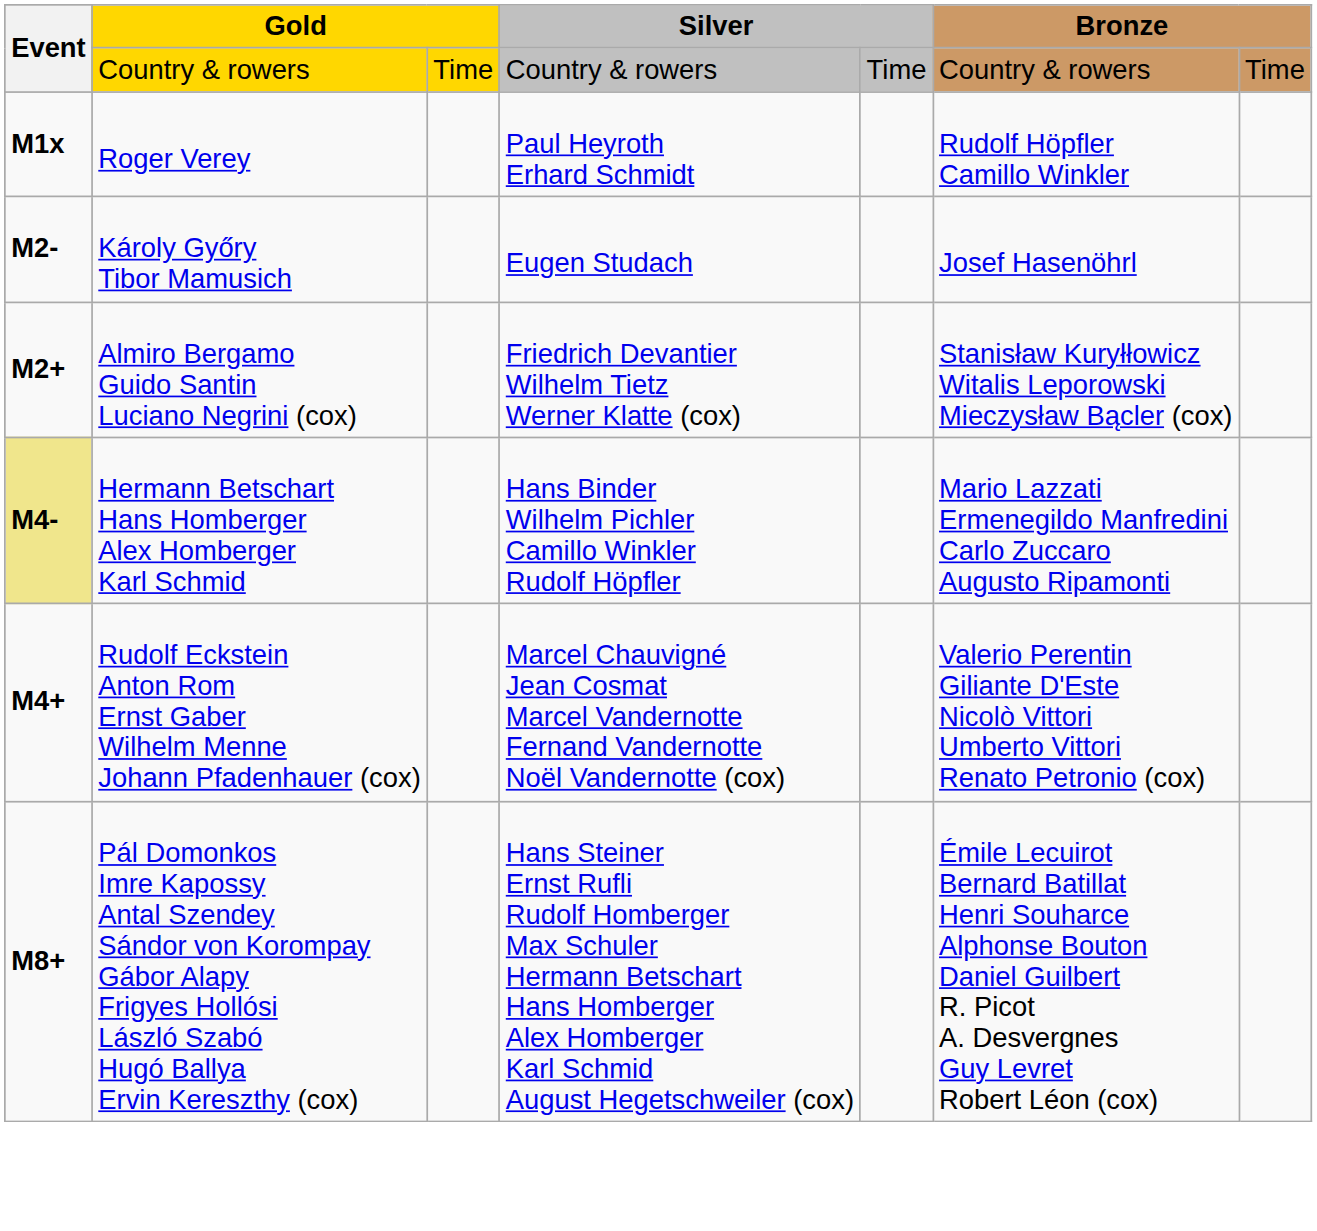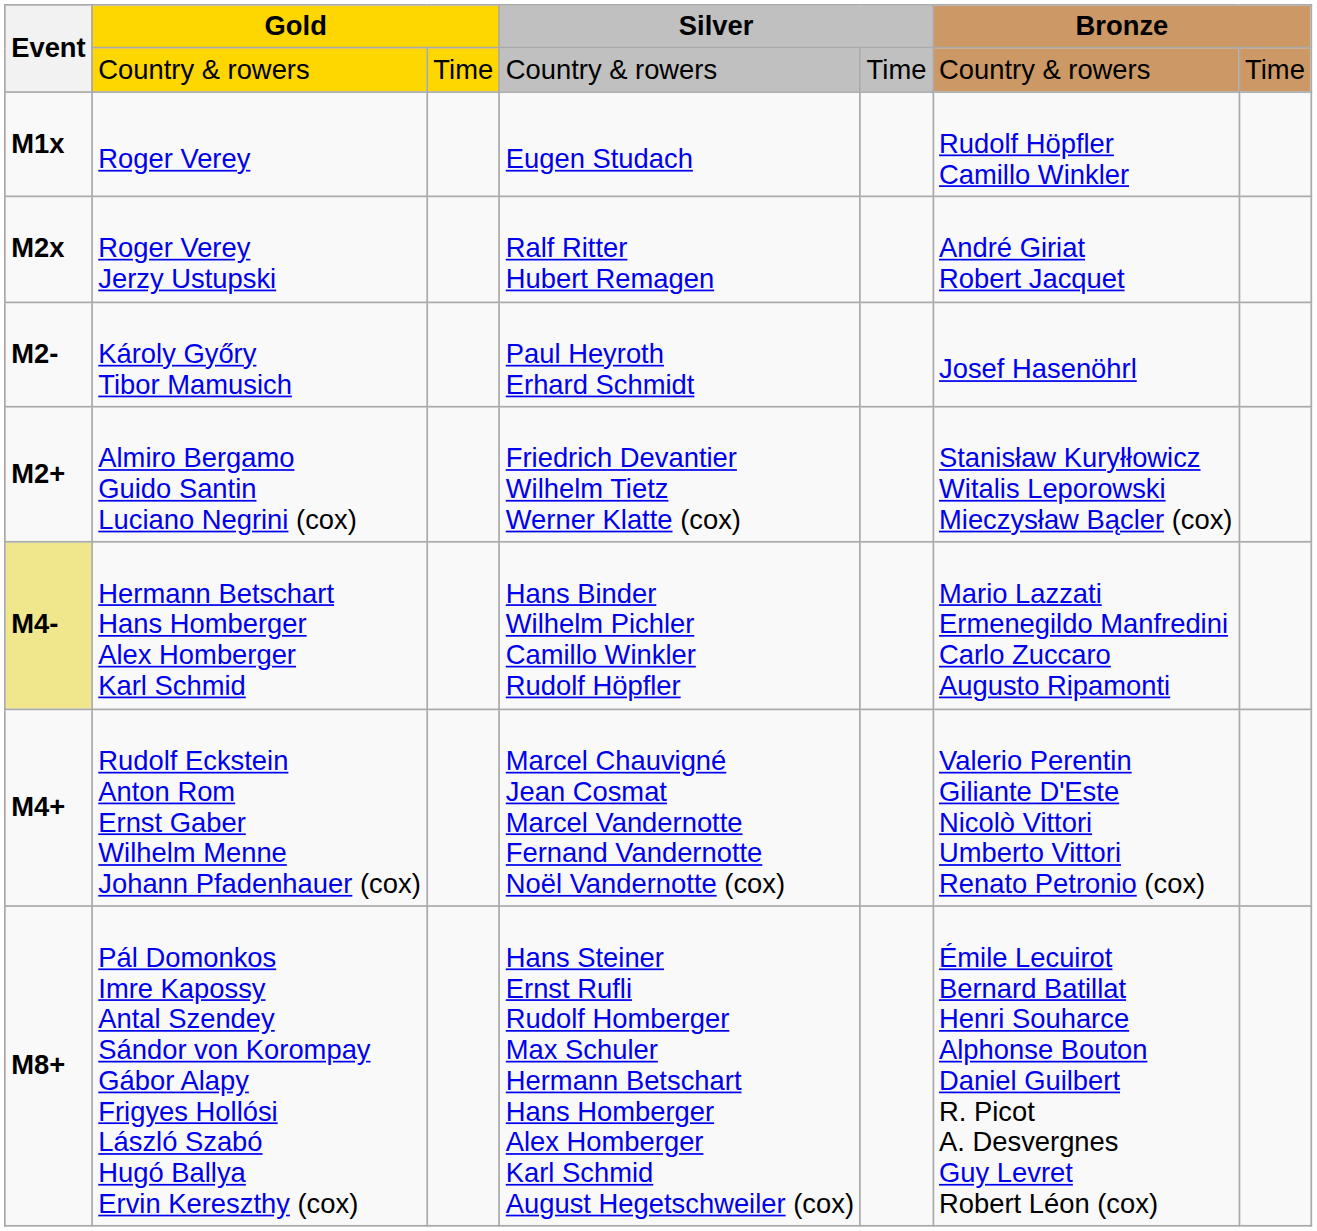(600, 159) Paul Heyroth Erhard Schmidt -> (599, 159) Eugen Studach
+ row: (187, 264)
(599, 264) Eugen Studach -> (600, 369) Paul Heyroth Erhard Schmidt
